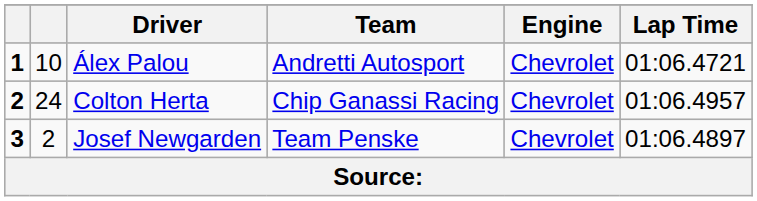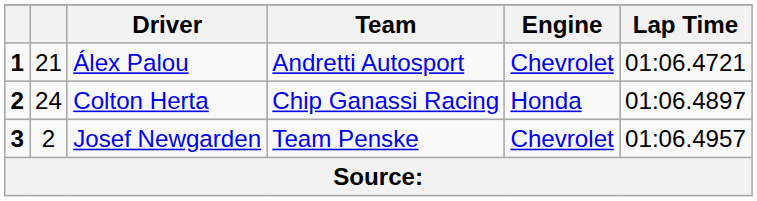(49, 62) 10 -> (49, 62) 21
(562, 101) Chevrolet -> (546, 101) Honda
(685, 101) 01:06.4957 -> (685, 101) 01:06.4897
(685, 139) 01:06.4897 -> (685, 139) 01:06.4957
